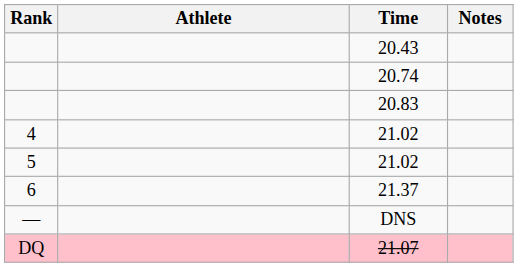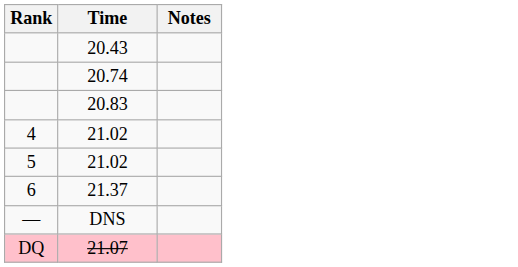- column: (204, 18)
